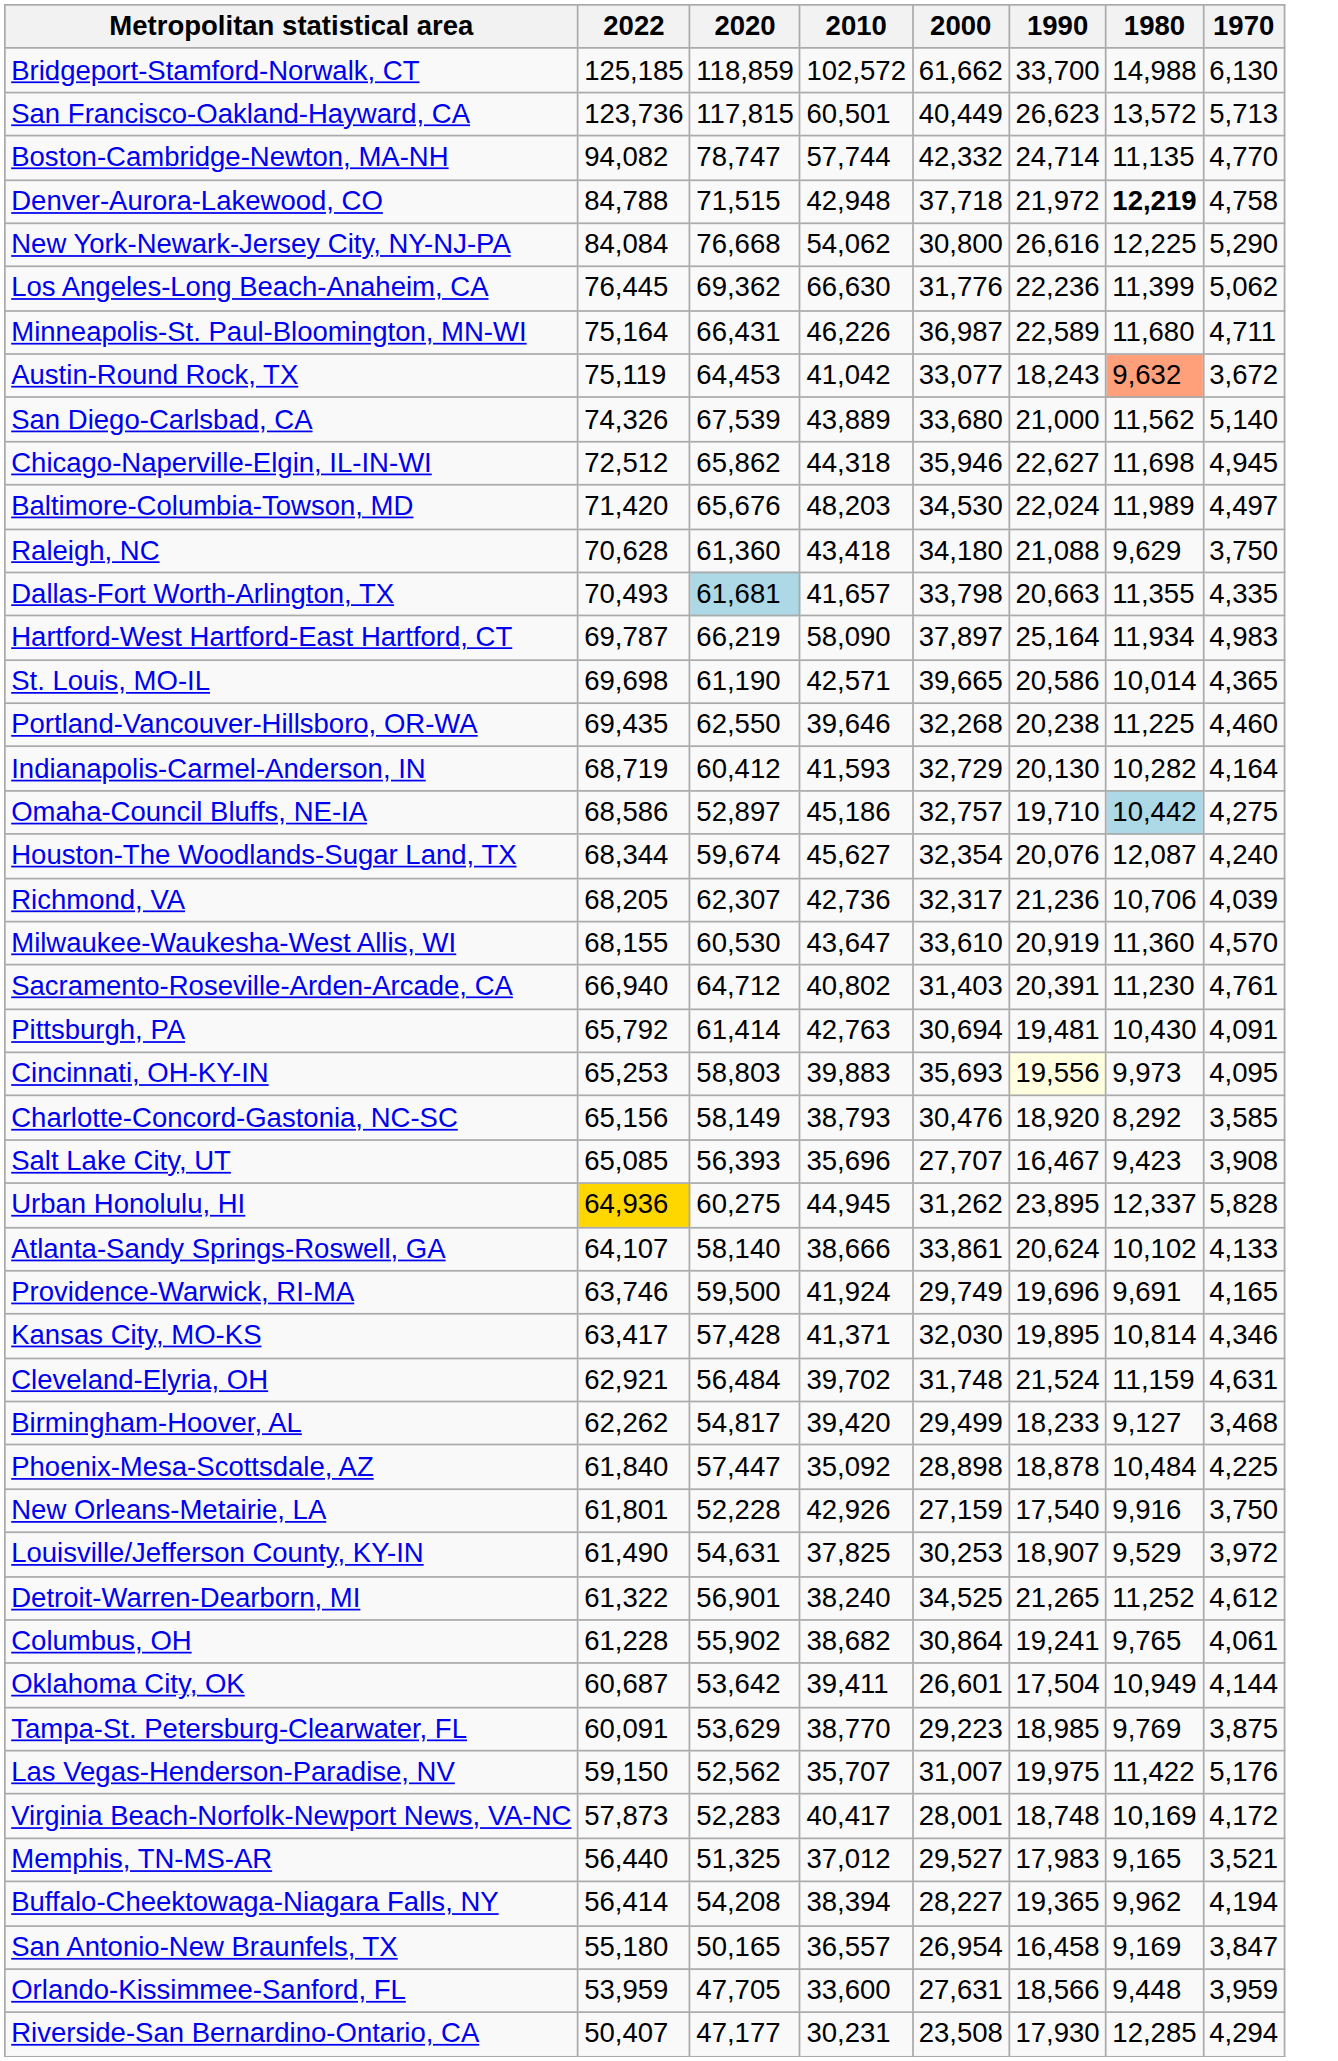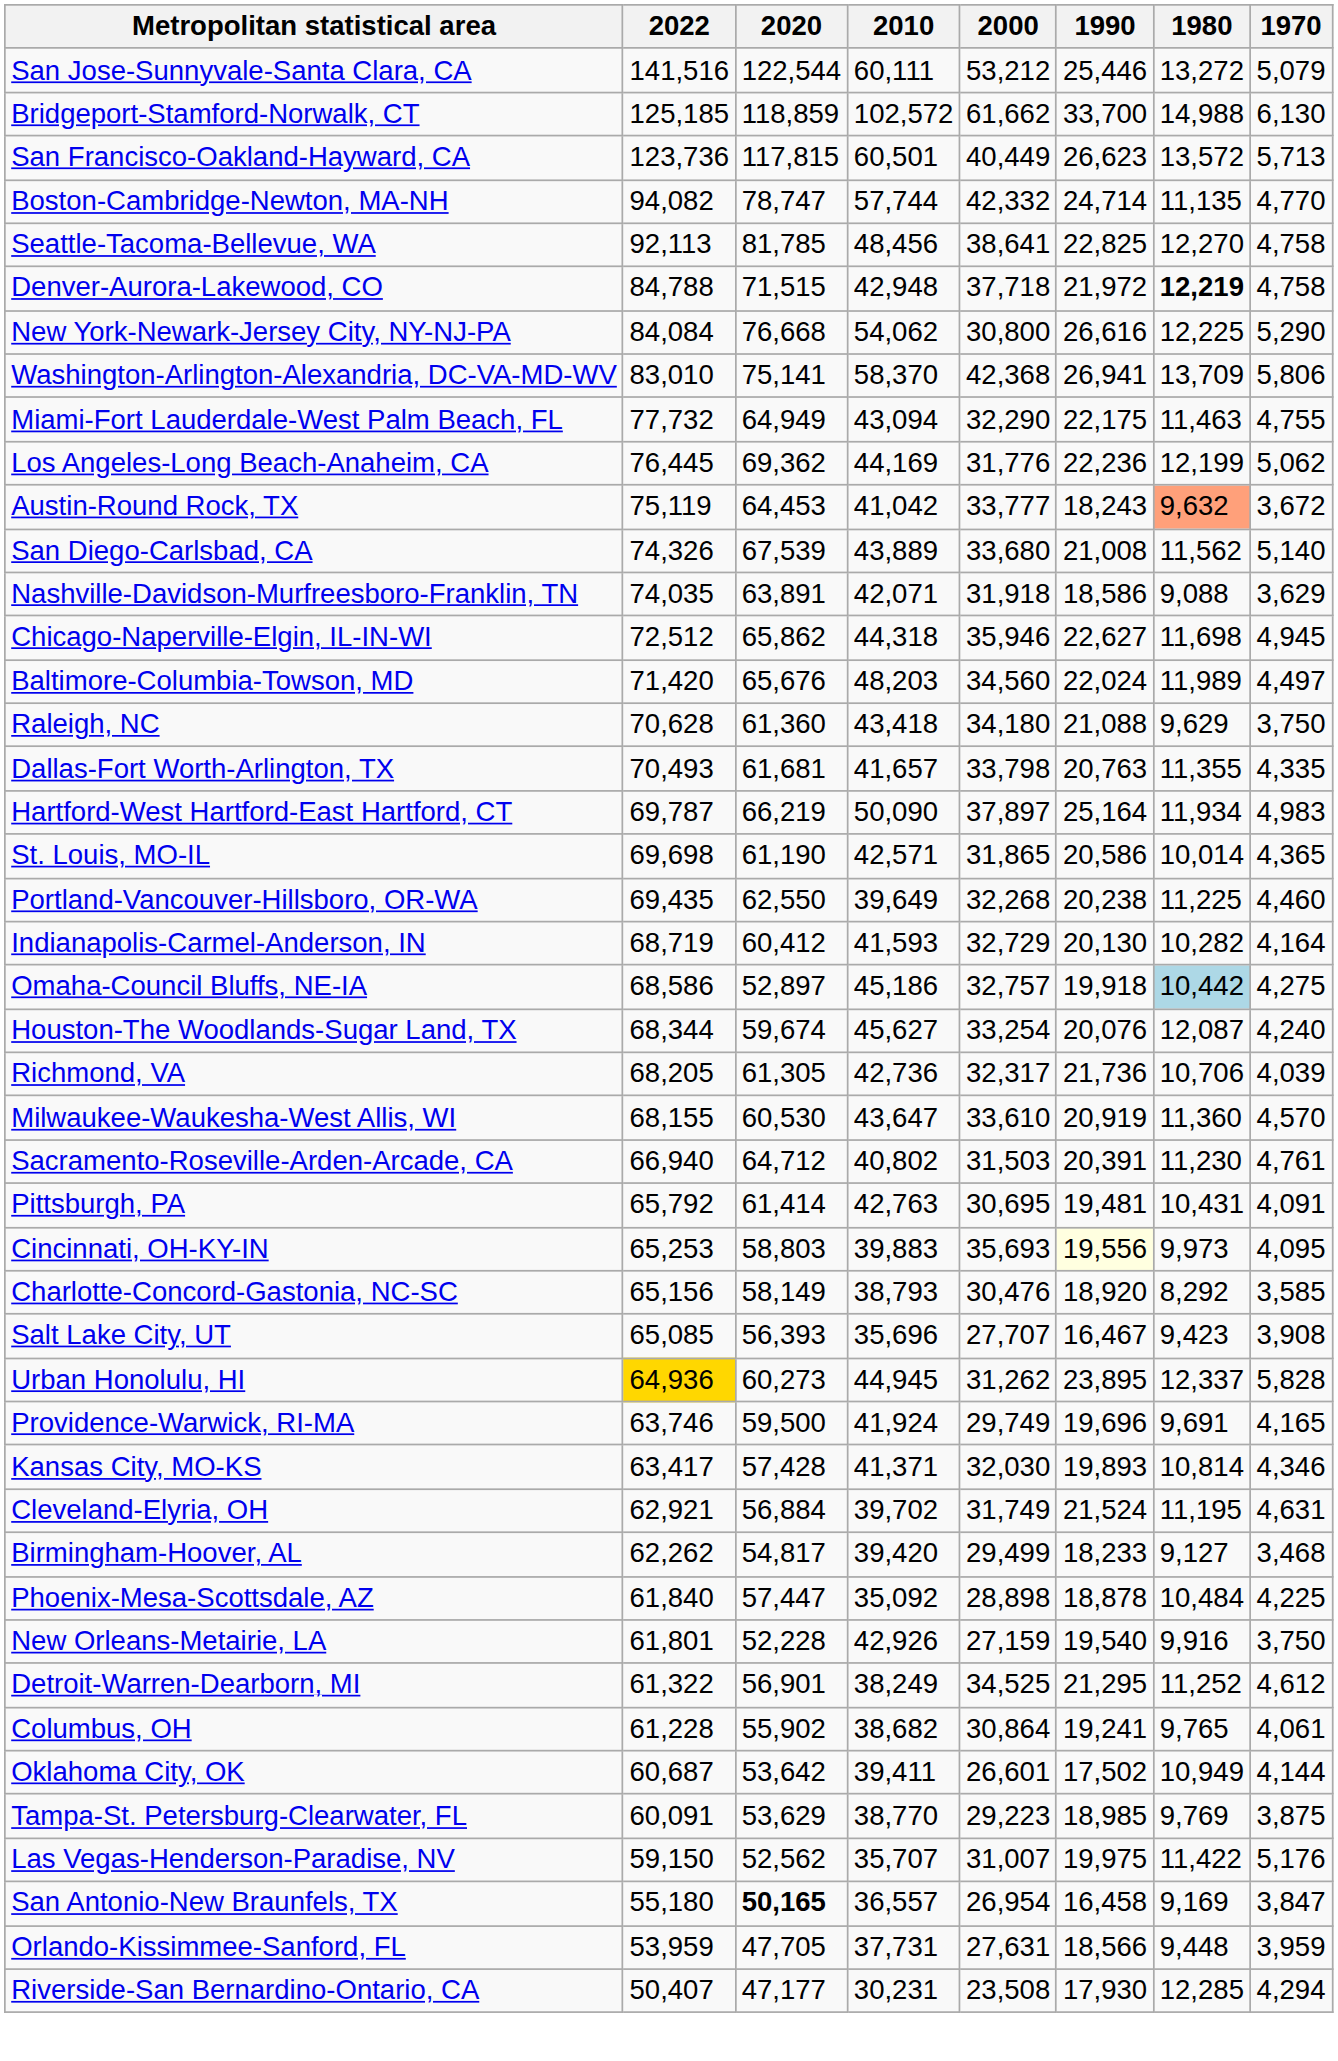+ row: (241, 69)
+ row: (193, 244)
+ row: (314, 375)
+ row: (287, 419)
(849, 288) 66,630 -> (896, 462) 44,169
(1153, 288) 11,399 -> (1202, 462) 12,199
- row: (269, 331)
(961, 375) 33,077 -> (1008, 506) 33,777
(1058, 419) 21,000 -> (1105, 550) 21,008
+ row: (295, 593)
(961, 506) 34,530 -> (1008, 680) 34,560
(738, 593) lightblue background -> (784, 768) no background
(1058, 593) 20,663 -> (1105, 768) 20,763
(849, 637) 58,090 -> (896, 811) 50,090
(961, 680) 39,665 -> (1008, 855) 31,865
(849, 724) 39,646 -> (896, 899) 39,649
(1058, 811) 19,710 -> (1105, 986) 19,918
(961, 855) 32,354 -> (1008, 1030) 33,254
(738, 899) 62,307 -> (784, 1073) 61,305
(1058, 899) 21,236 -> (1105, 1073) 21,736
(961, 986) 31,403 -> (1008, 1161) 31,503
(961, 1030) 30,694 -> (1008, 1204) 30,695
(1154, 1030) 10,430 -> (1202, 1204) 10,431
(738, 1204) 60,275 -> (784, 1379) 60,273
- row: (228, 1248)
(1058, 1335) 19,895 -> (1105, 1466) 19,893
(738, 1379) 56,484 -> (784, 1510) 56,884
(961, 1379) 31,748 -> (1008, 1510) 31,749
(1153, 1379) 11,159 -> (1201, 1510) 11,195
(1058, 1510) 17,540 -> (1105, 1641) 19,540
- row: (217, 1553)
(849, 1597) 38,240 -> (896, 1684) 38,249
(1058, 1597) 21,265 -> (1105, 1684) 21,295
(1058, 1684) 17,504 -> (1105, 1772) 17,502
- row: (291, 1815)
- row: (142, 1859)
- row: (255, 1903)
(738, 1946) normal -> (784, 1903) bold
(849, 1990) 33,600 -> (896, 1946) 37,731
